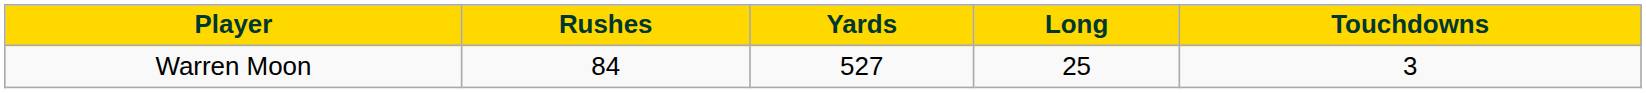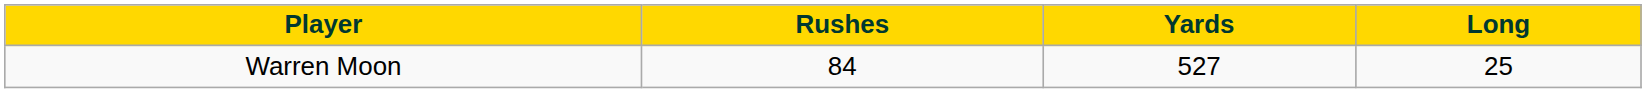- column: (1410, 25)
